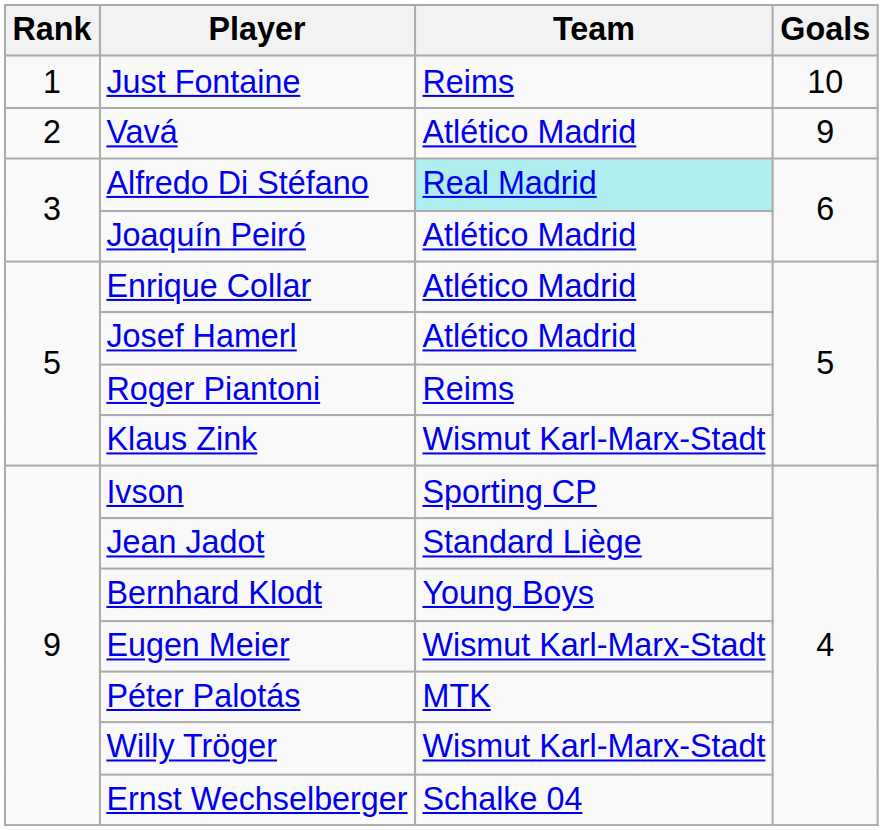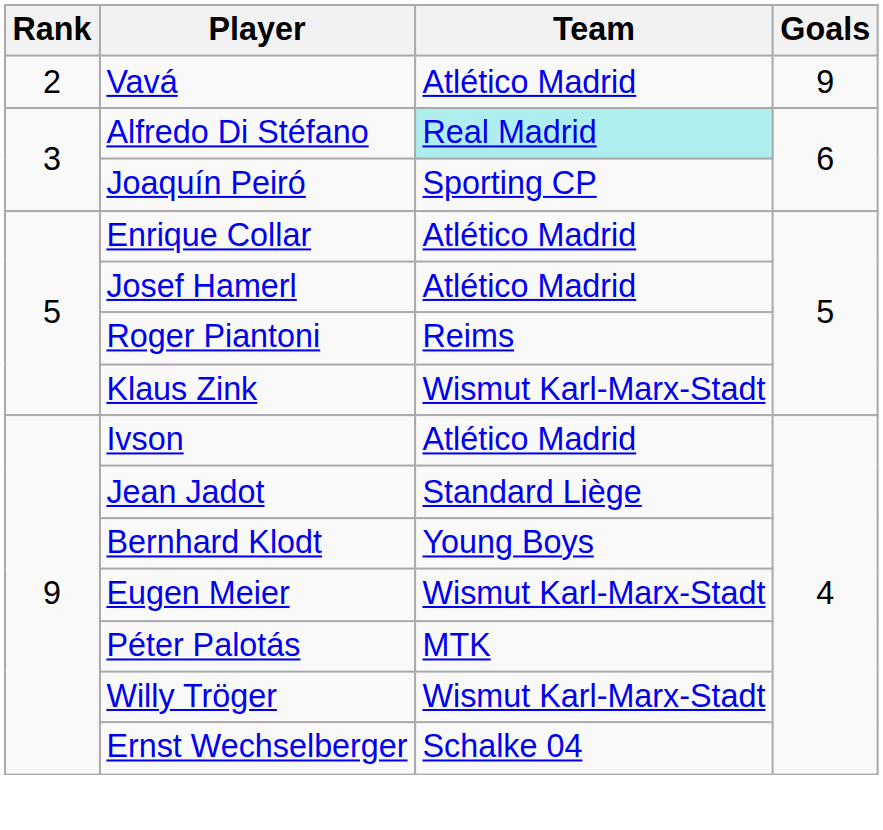- row: (203, 81)
(529, 235) Atlético Madrid -> (510, 183) Sporting CP
(510, 491) Sporting CP -> (529, 440) Atlético Madrid
